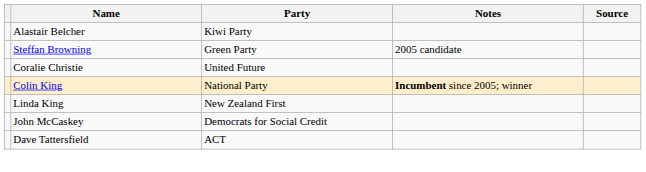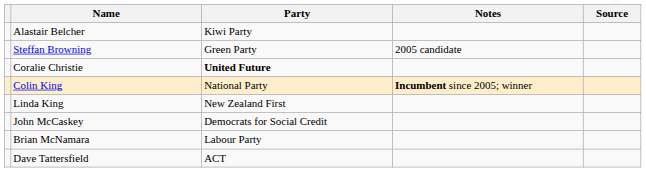(235, 67) normal -> (237, 67) bold
+ row: (51, 140)
